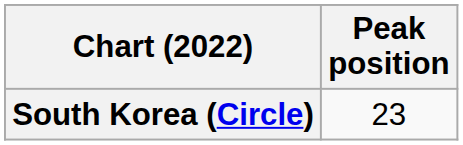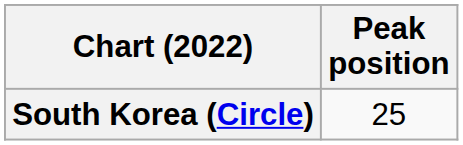(389, 113) 23 -> (389, 113) 25
